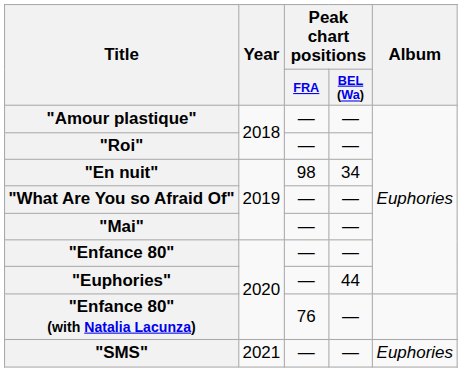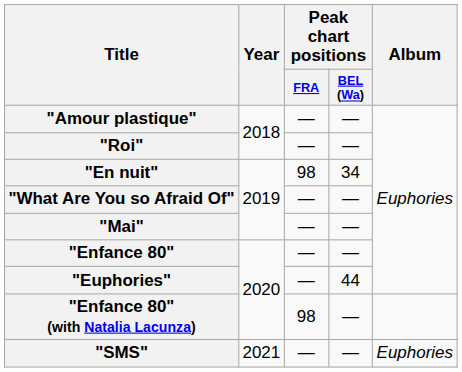(306, 316) 76 -> (306, 316) 98
